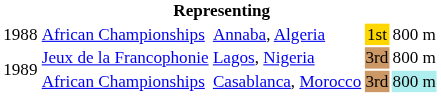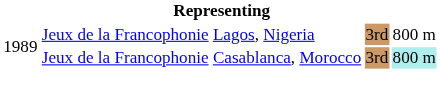- row: (269, 34)
(123, 81) African Championships -> (125, 57) Jeux de la Francophonie
